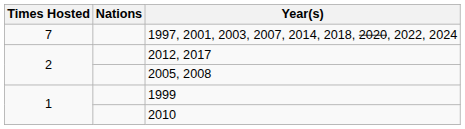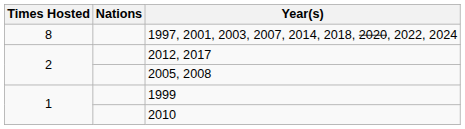(49, 34) 7 -> (49, 34) 8
